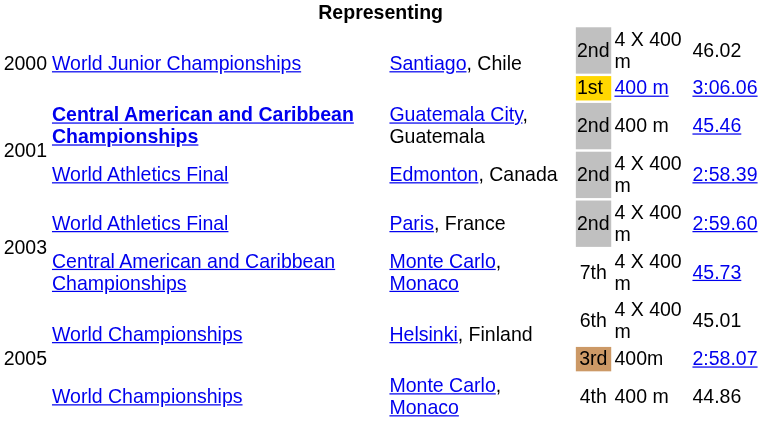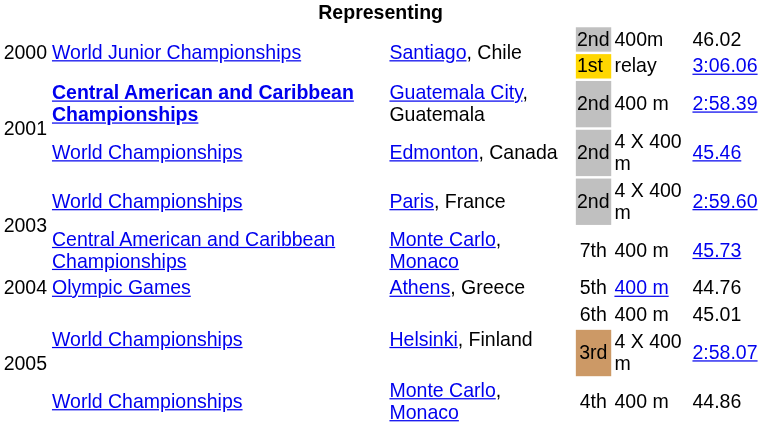(648, 50) 4 X 400 m -> (639, 39) 400m
(642, 88) 400 m -> (636, 66) relay
(717, 125) 45.46 -> (725, 104) 2:58.39
(140, 174) World Athletics Final -> (147, 152) World Championships
(725, 174) 2:58.39 -> (717, 152) 45.46
(140, 223) World Athletics Final -> (147, 201) World Championships
(648, 272) 4 X 400 m -> (642, 250) 400 m
+ row: (457, 288)
(648, 321) 4 X 400 m -> (642, 315) 400 m
(639, 359) 400m -> (648, 352) 4 X 400 m
